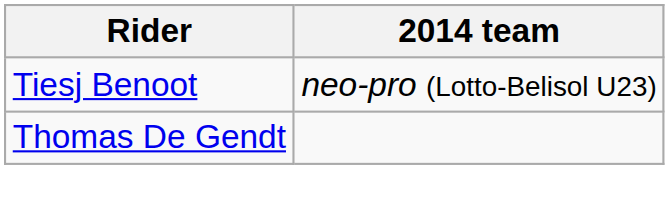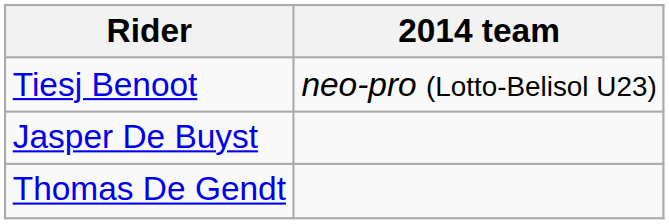+ row: (135, 137)
